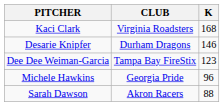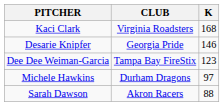(155, 45) Durham Dragons -> (155, 45) Georgia Pride
(155, 77) Georgia Pride -> (155, 77) Durham Dragons
(209, 77) 96 -> (209, 77) 97
